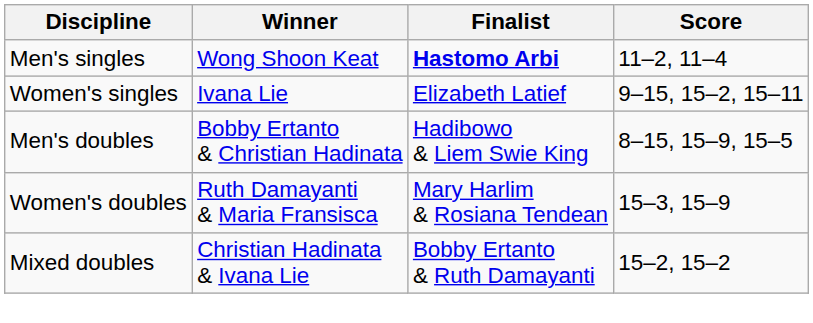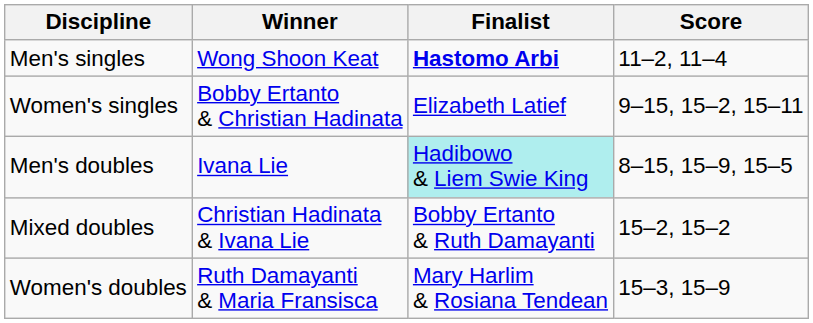(243, 93) Ivana Lie -> (300, 105) Bobby Ertanto & Christian Hadinata
(300, 141) Bobby Ertanto & Christian Hadinata -> (243, 166) Ivana Lie
(501, 141) no background -> (501, 166) paleturquoise background
rows swapped: (98, 202) <-> (82, 262)
